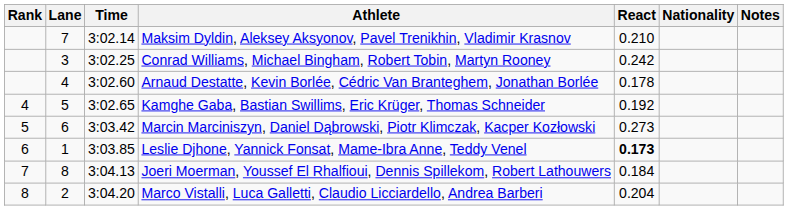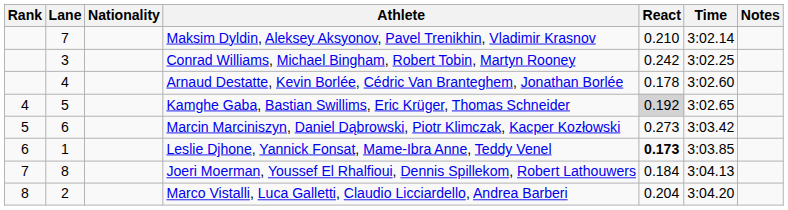columns swapped: (698, 15) <-> (111, 15)
(637, 104) no background -> (662, 104) lightgrey background
